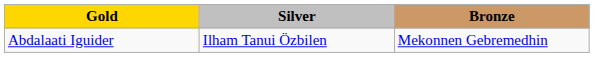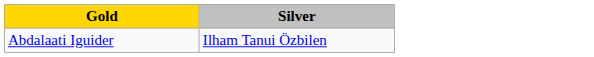- column: (492, 16)
